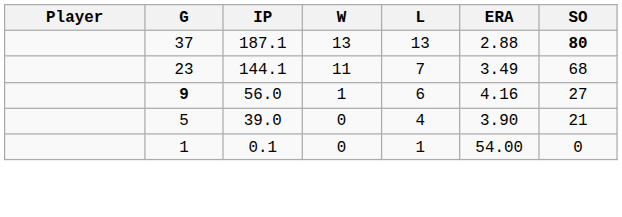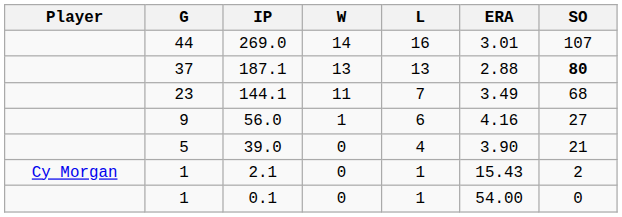+ row: (263, 43)
(184, 95) bold -> (184, 121) normal
+ row: (263, 173)
